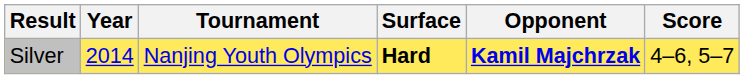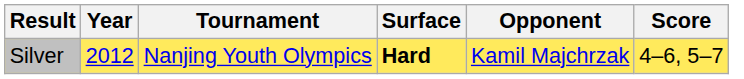(110, 55) 2014 -> (110, 55) 2012
(556, 55) bold -> (550, 55) normal
